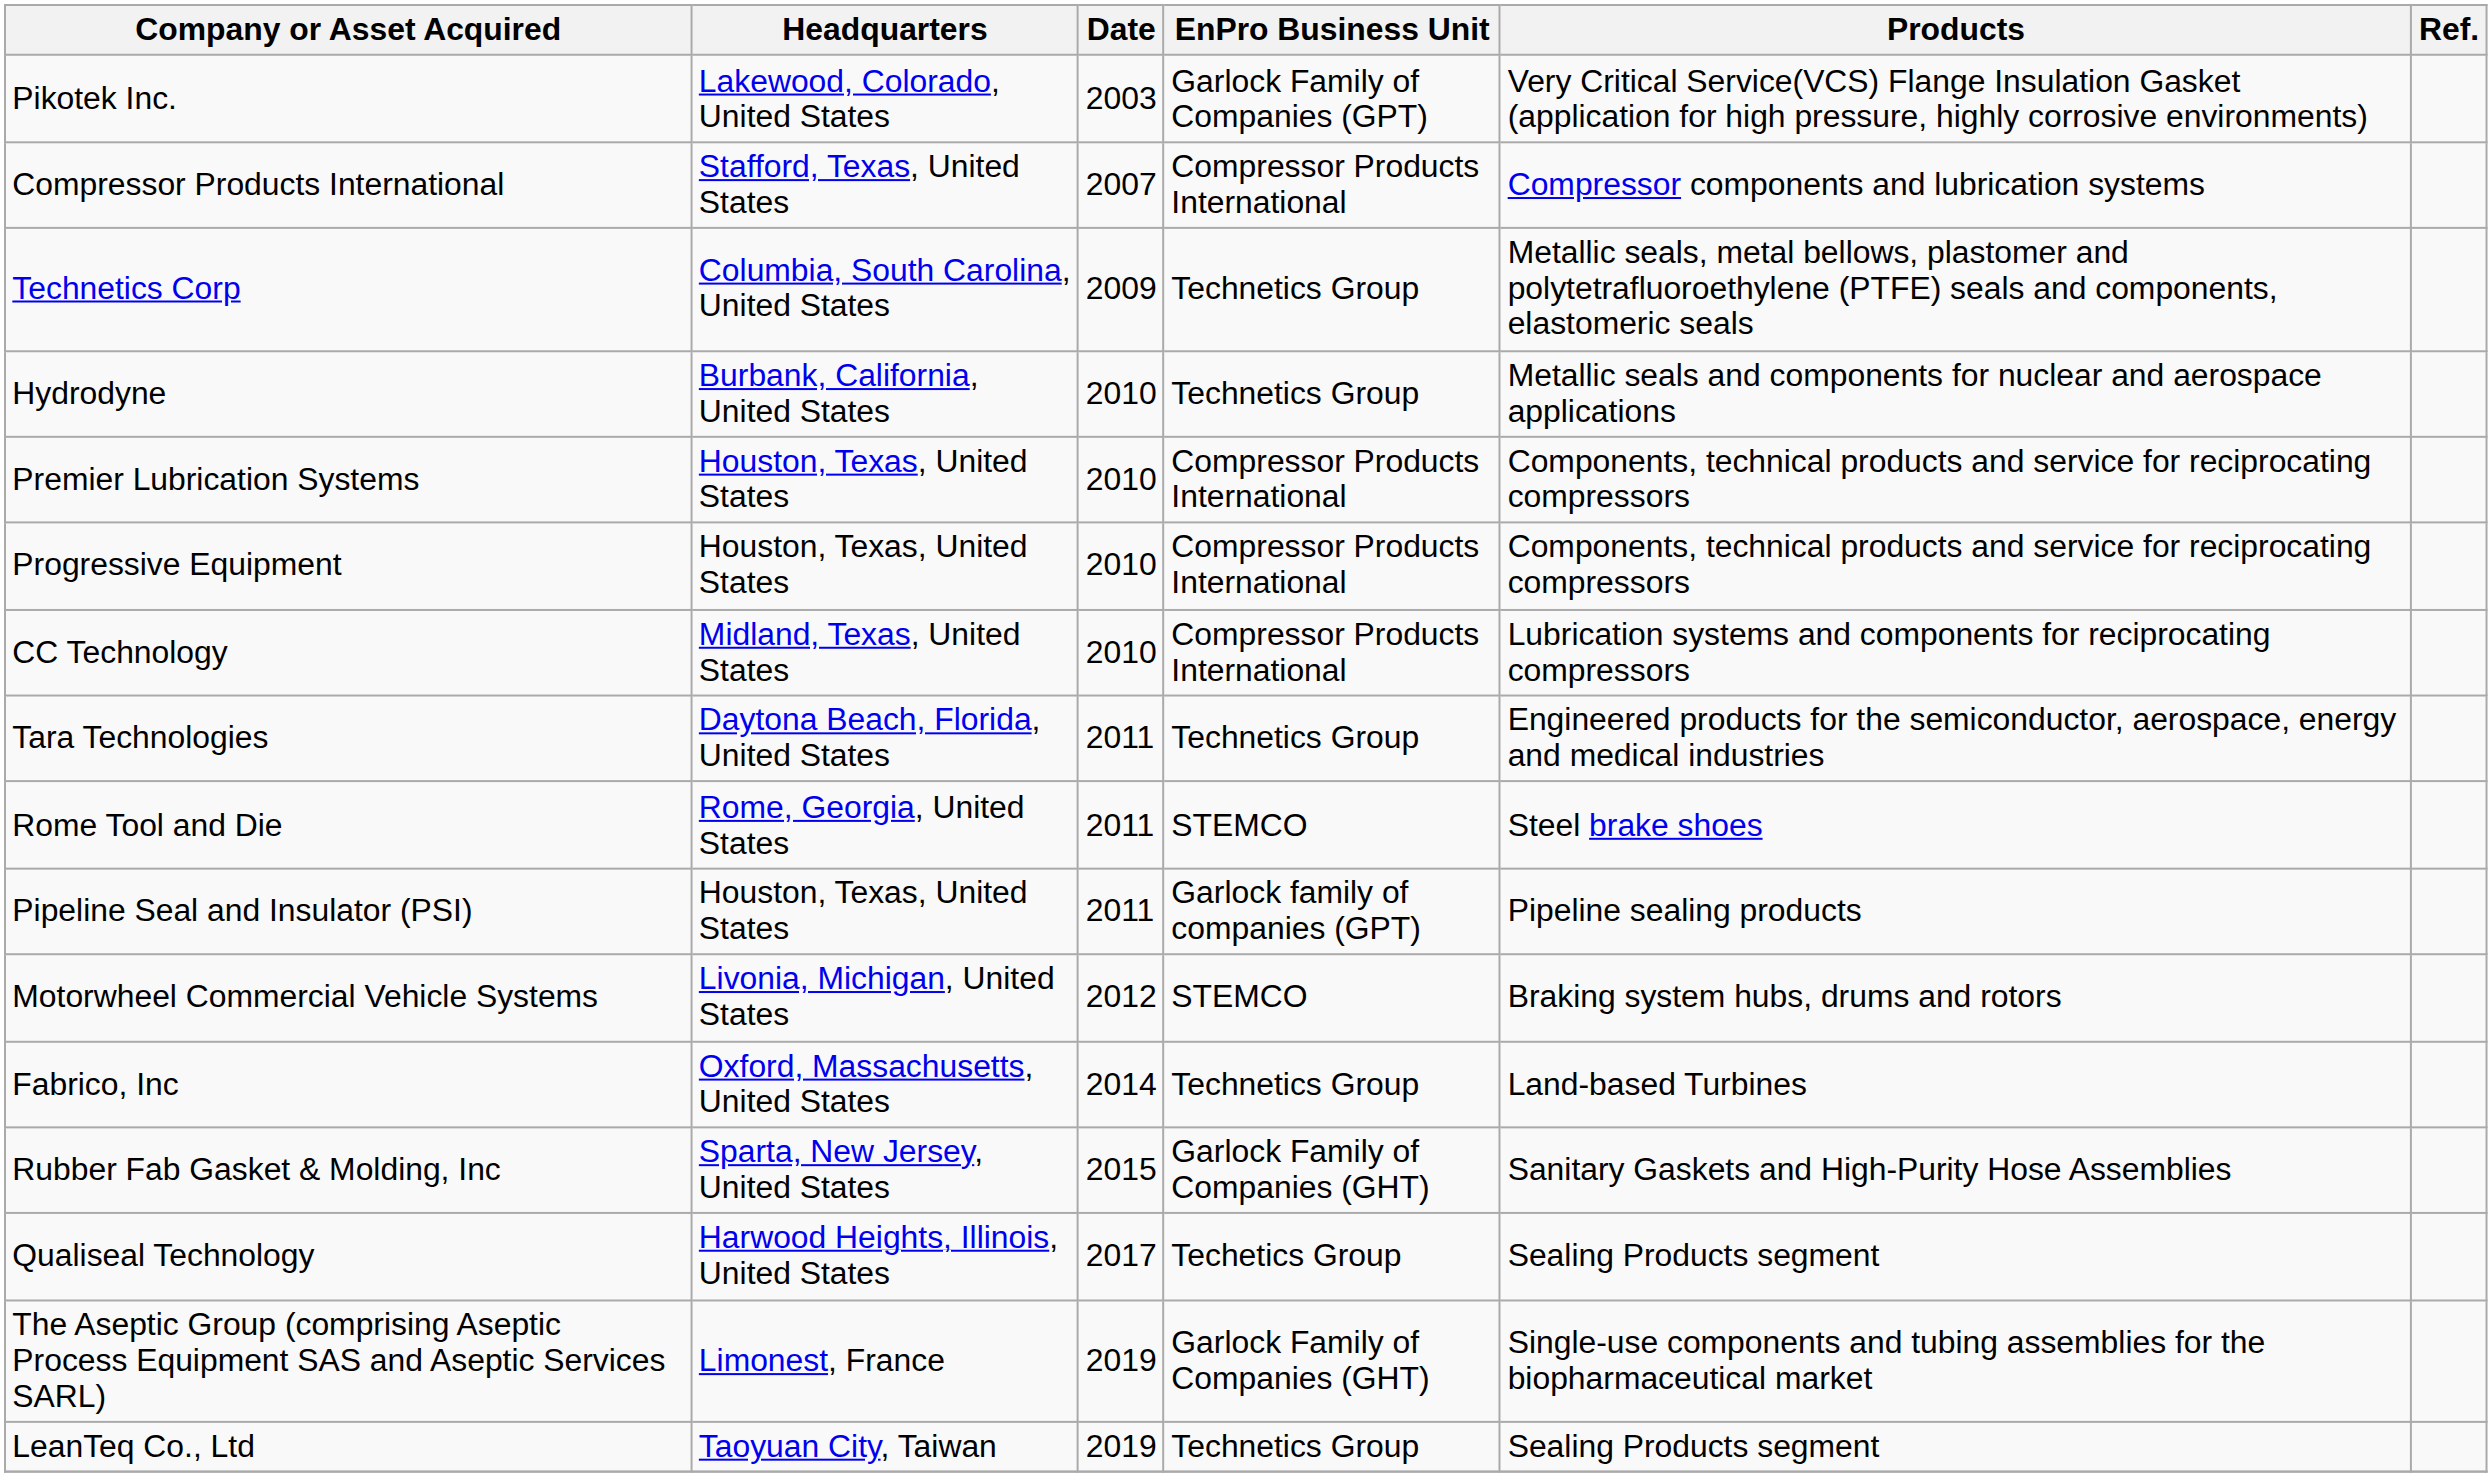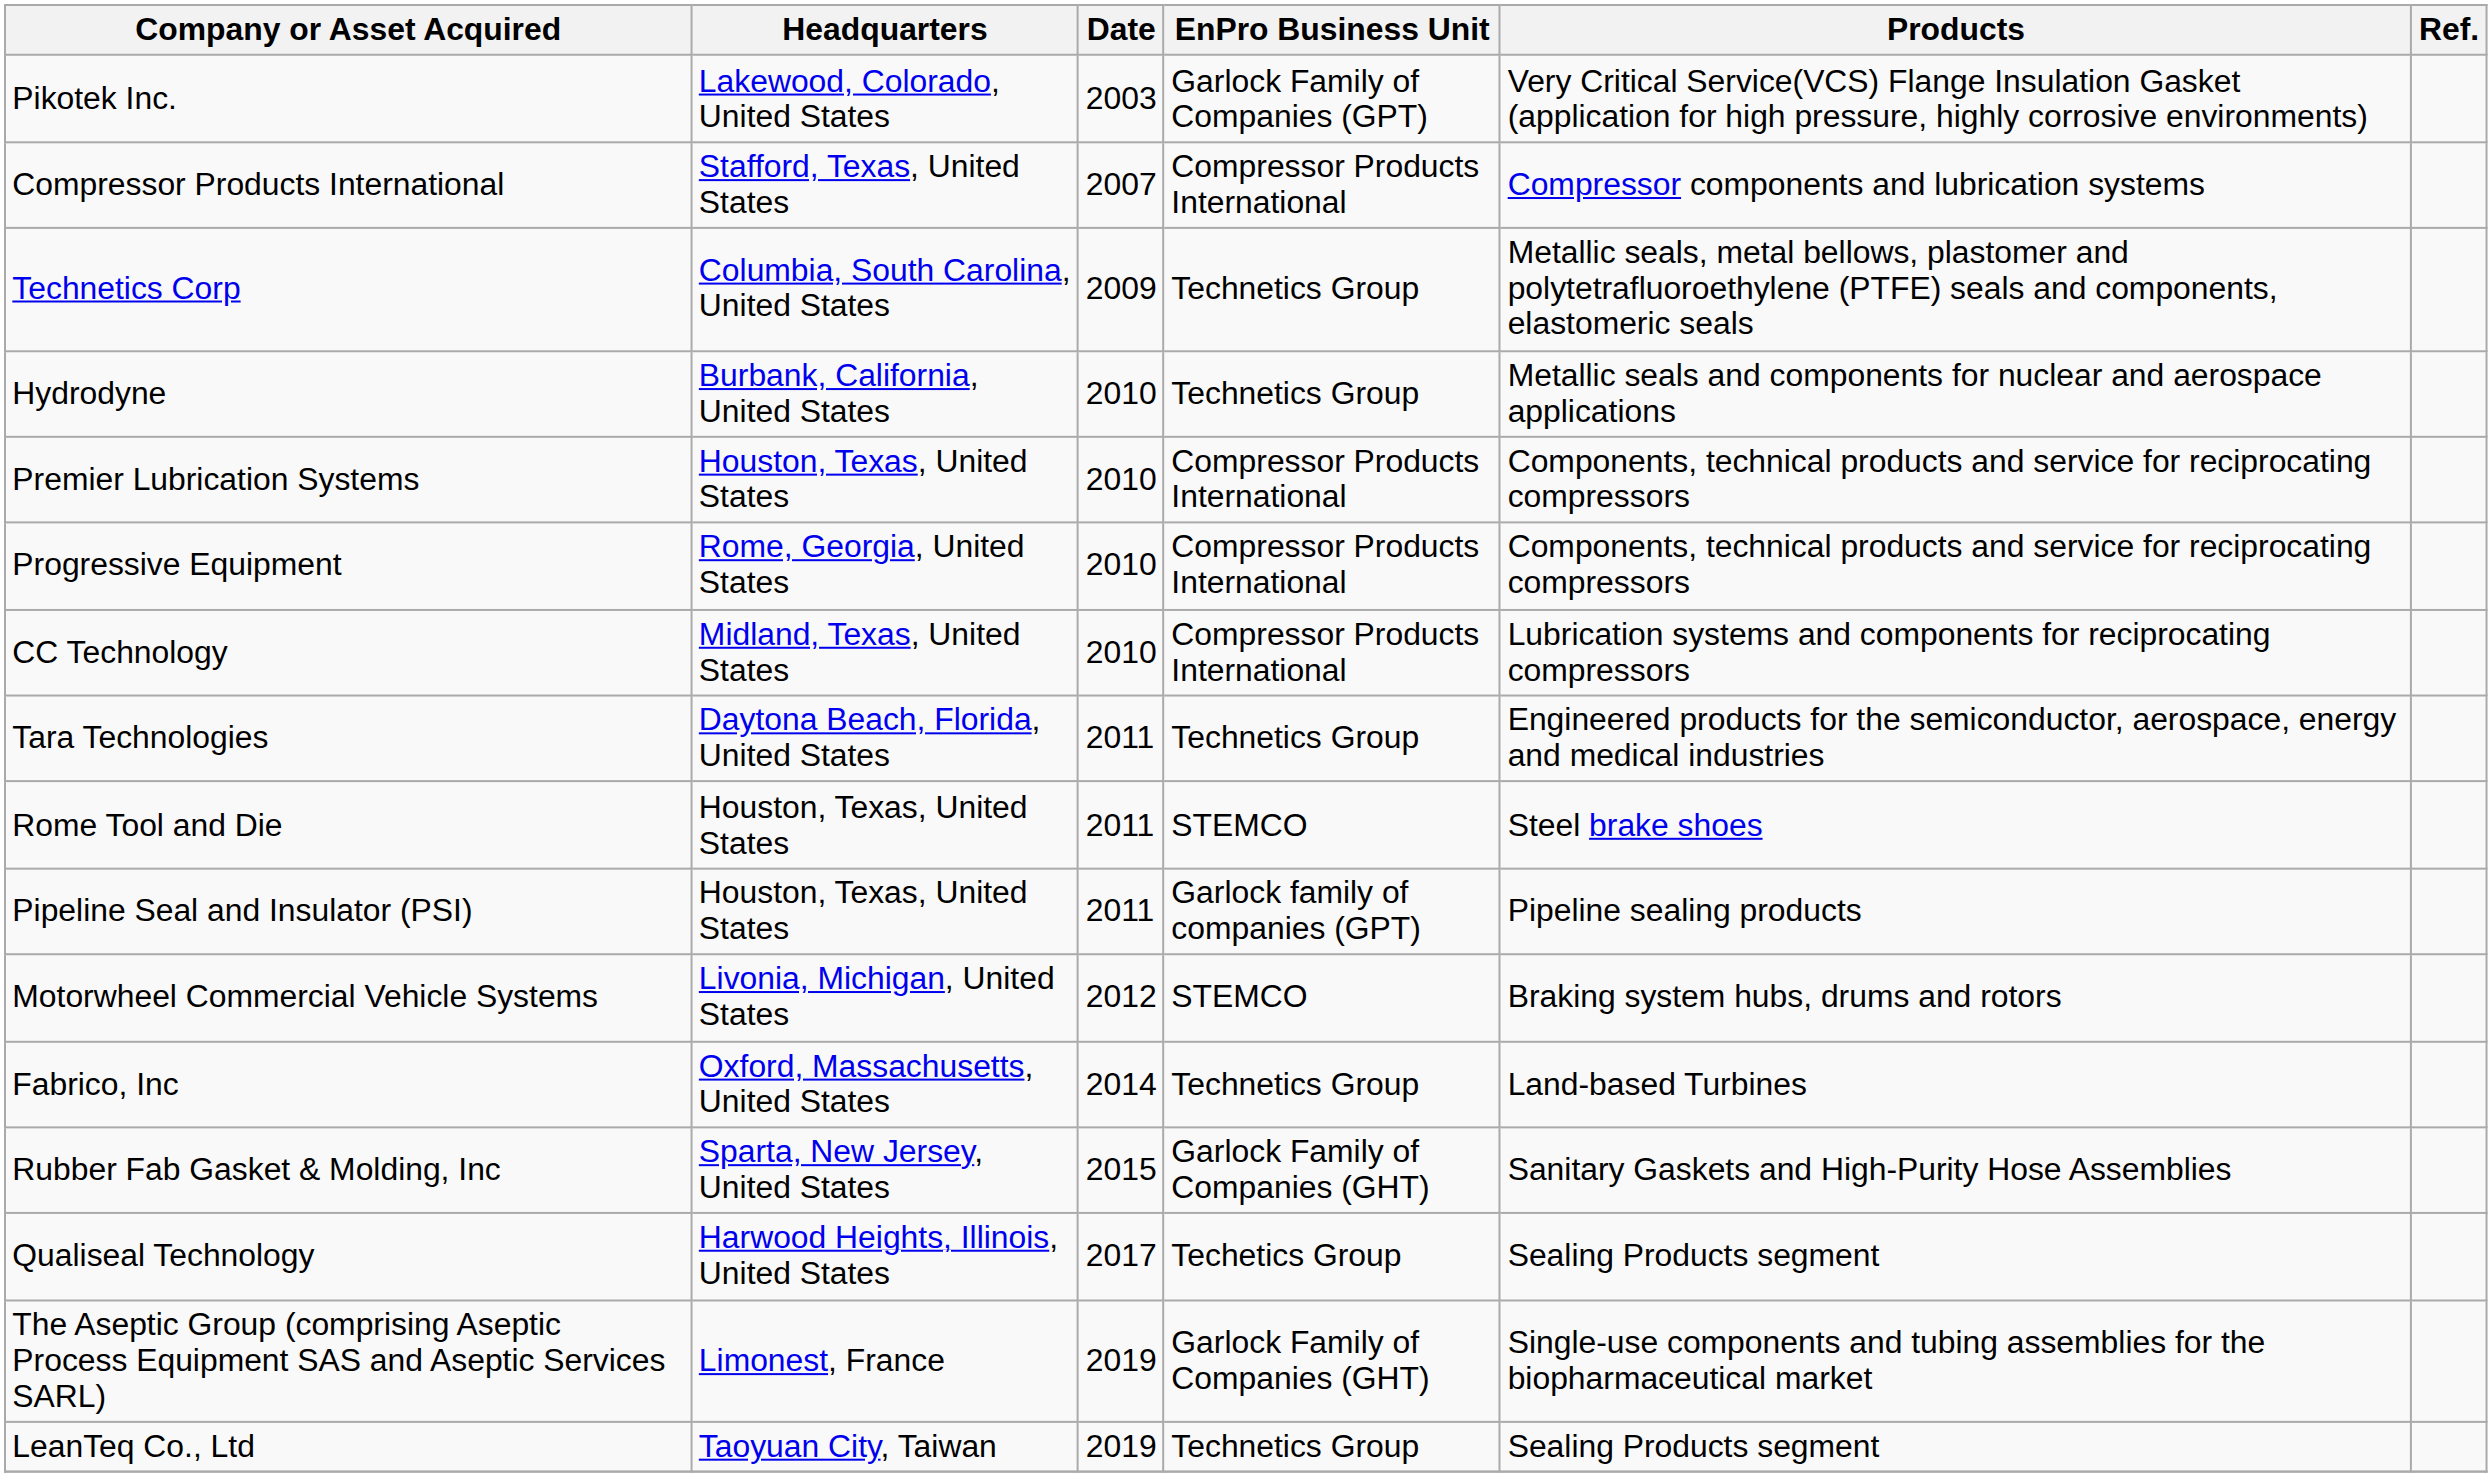(863, 565) Houston, Texas, United States -> (862, 565) Rome, Georgia, United States
(862, 824) Rome, Georgia, United States -> (863, 824) Houston, Texas, United States
